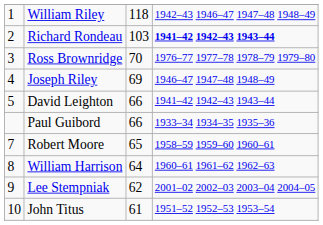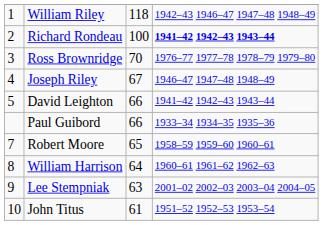(139, 36) 103 -> (139, 36) 100
(136, 79) 69 -> (136, 79) 67
(136, 187) 62 -> (136, 187) 63
